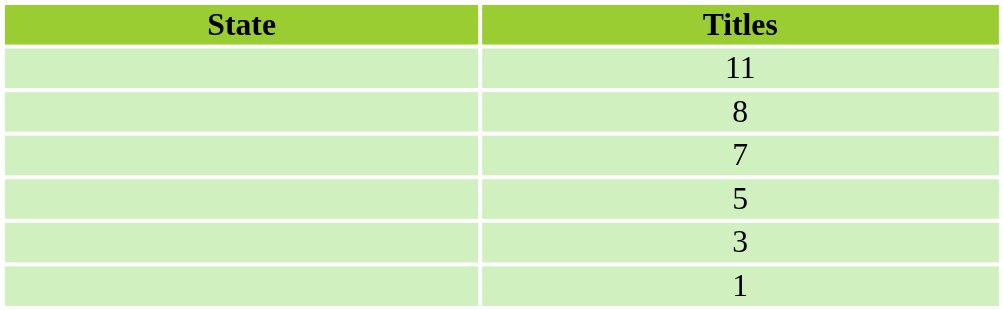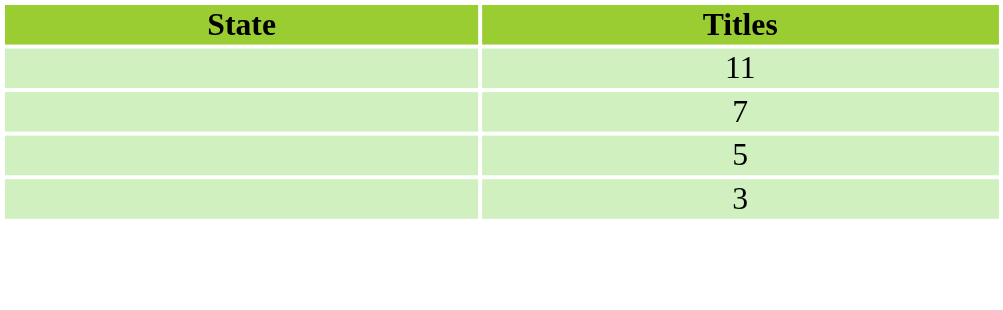- row: (740, 111)
- row: (740, 285)
